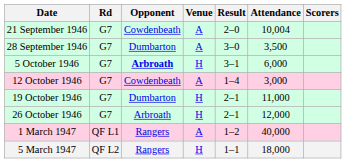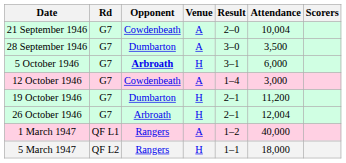(276, 98) 11,000 -> (276, 98) 11,200
(276, 115) 12,000 -> (276, 115) 12,004
